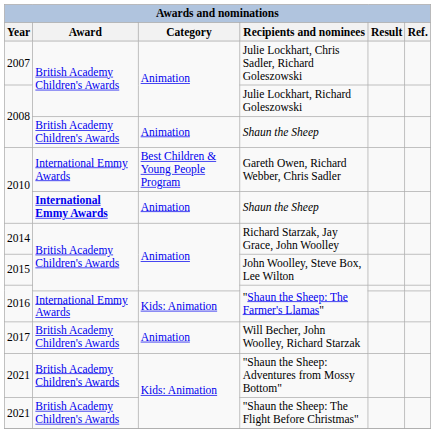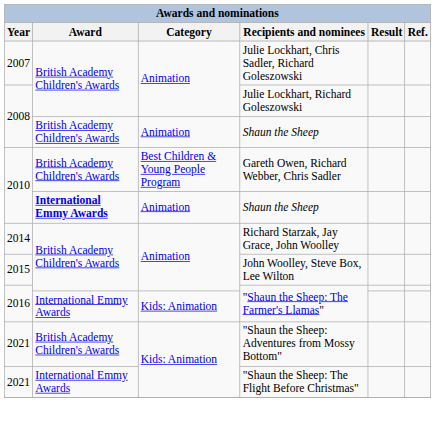(82, 169) International Emmy Awards -> (77, 169) British Academy Children's Awards
- row: (19, 337)
(77, 413) British Academy Children's Awards -> (82, 381) International Emmy Awards
